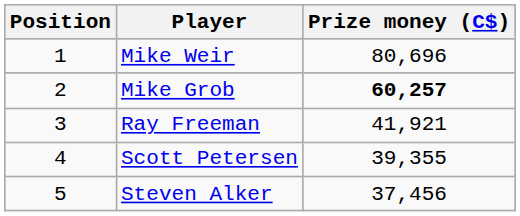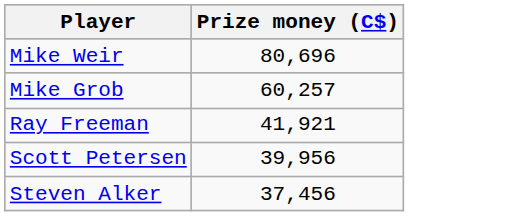- column: (60, 22)
(409, 91) bold -> (298, 91) normal
(409, 159) 39,355 -> (298, 159) 39,956
